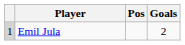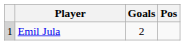columns swapped: (136, 13) <-> (164, 13)
